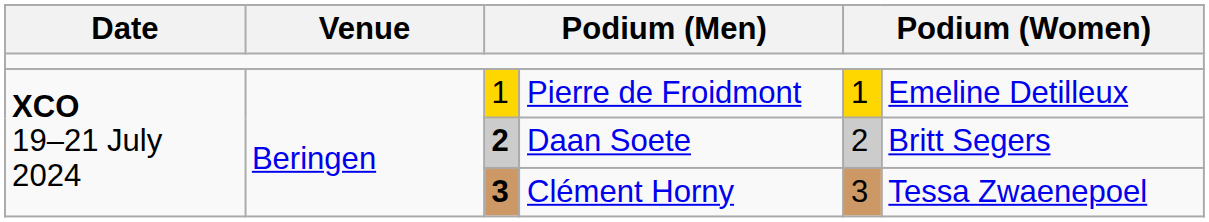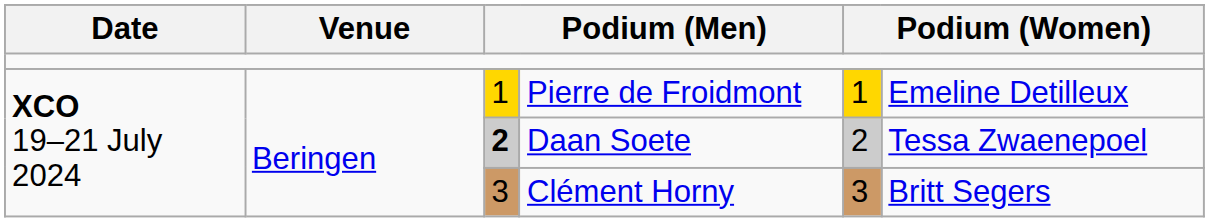(969, 141) Britt Segers -> (1018, 141) Tessa Zwaenepoel
(500, 191) bold -> (500, 191) normal
(1018, 191) Tessa Zwaenepoel -> (969, 191) Britt Segers
